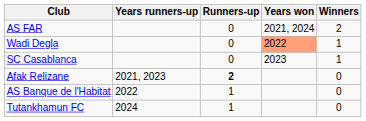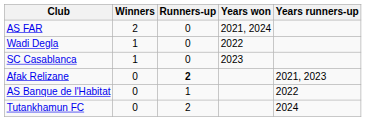columns swapped: (339, 12) <-> (157, 12)
(275, 44) lightsalmon background -> (232, 44) no background
(231, 108) 1 -> (188, 108) 2
